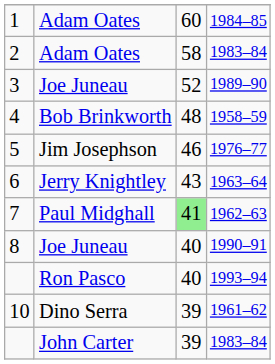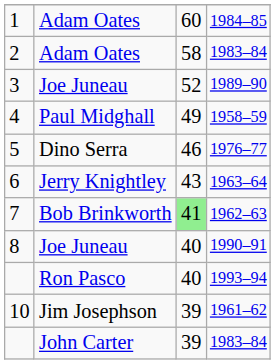(105, 117) Bob Brinkworth -> (97, 117) Paul Midghall
(191, 117) 48 -> (191, 117) 49
(98, 149) Jim Josephson -> (83, 149) Dino Serra
(97, 213) Paul Midghall -> (105, 213) Bob Brinkworth
(83, 310) Dino Serra -> (98, 310) Jim Josephson
